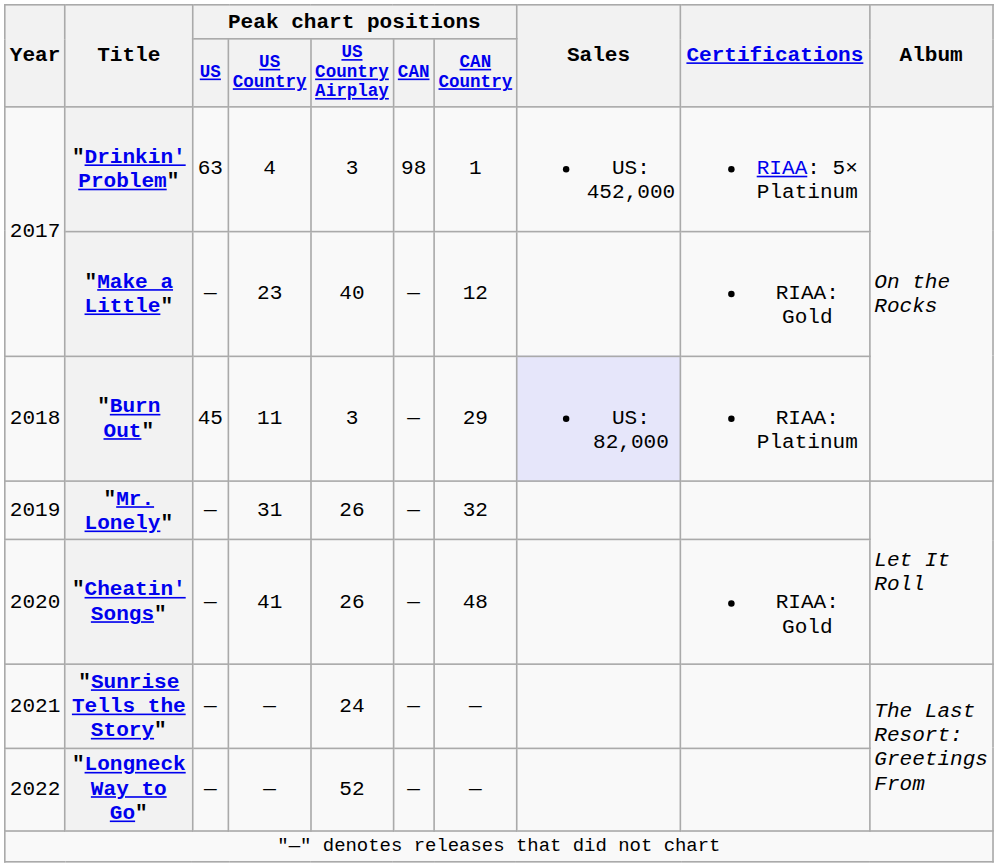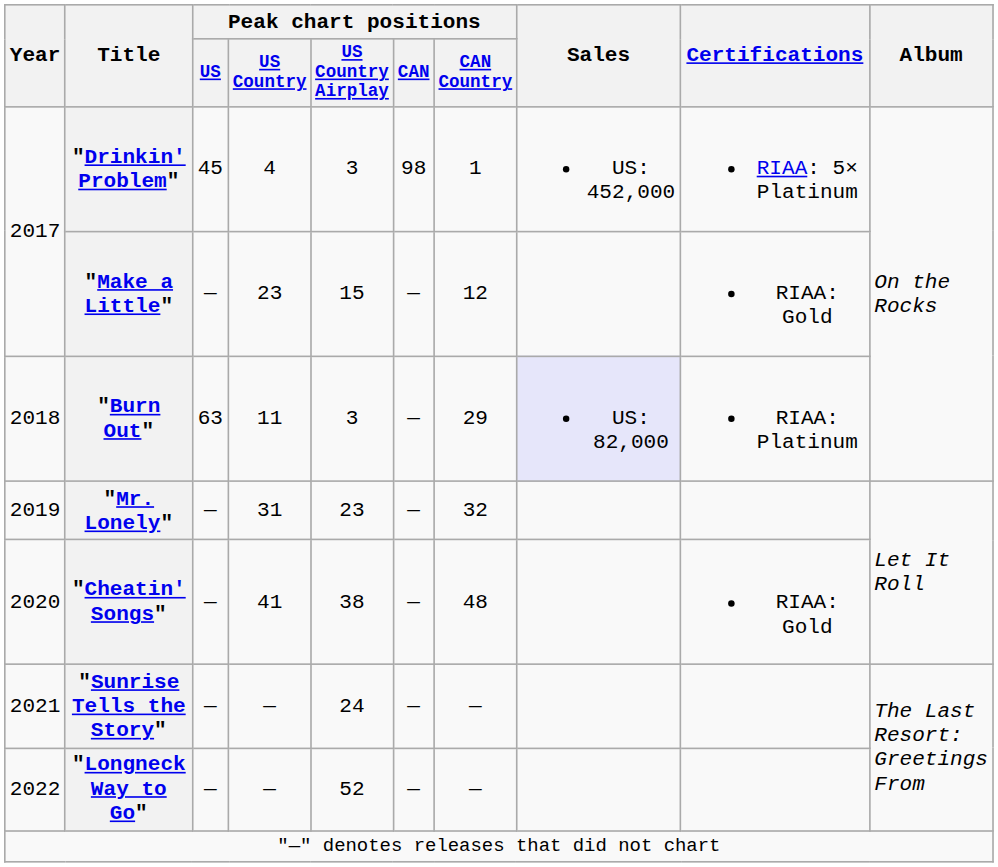(210, 169) 63 -> (210, 169) 45
(352, 294) 40 -> (352, 294) 15
(210, 419) 45 -> (210, 419) 63
(352, 511) 26 -> (352, 511) 23
(352, 602) 26 -> (352, 602) 38
